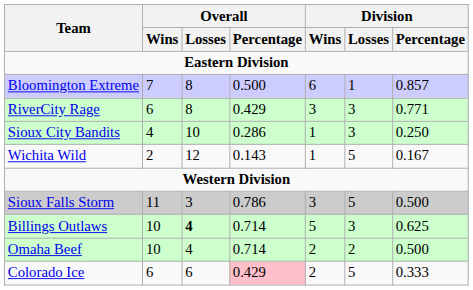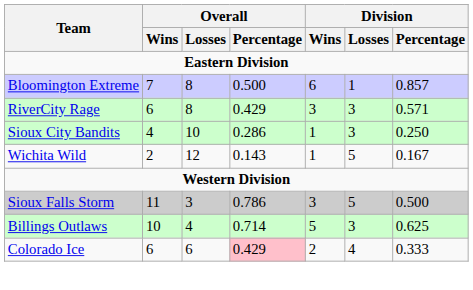(412, 109) 0.771 -> (412, 109) 0.571
(189, 226) bold -> (189, 226) normal
- row: (45, 249)
(352, 272) 5 -> (352, 249) 4
